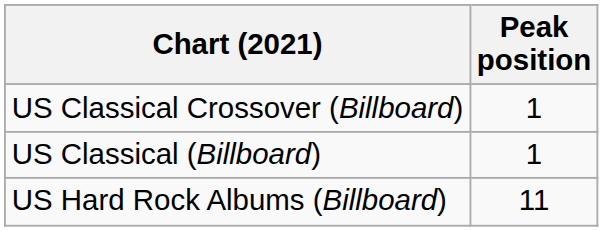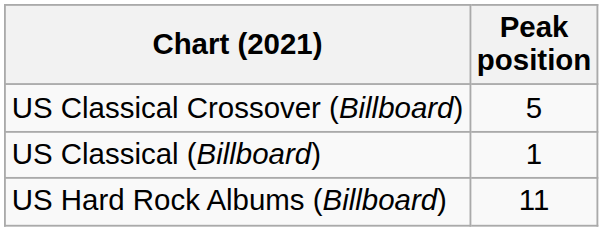(534, 107) 1 -> (534, 107) 5
